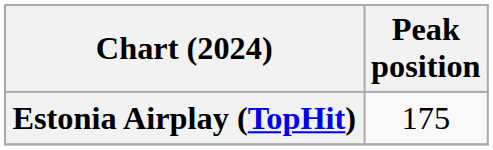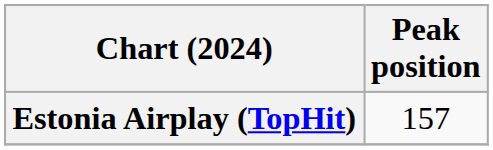(426, 117) 175 -> (426, 117) 157
